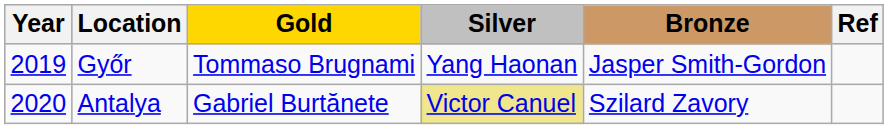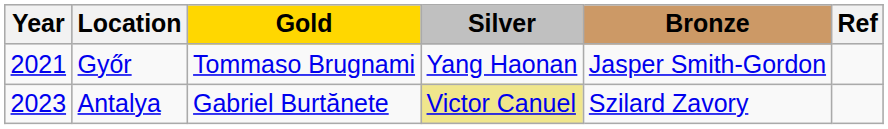(38, 63) 2019 -> (38, 63) 2021
(38, 103) 2020 -> (38, 103) 2023
